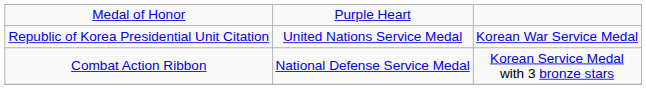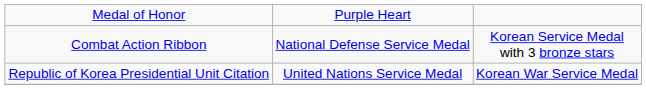rows swapped: (139, 66) <-> (139, 36)
